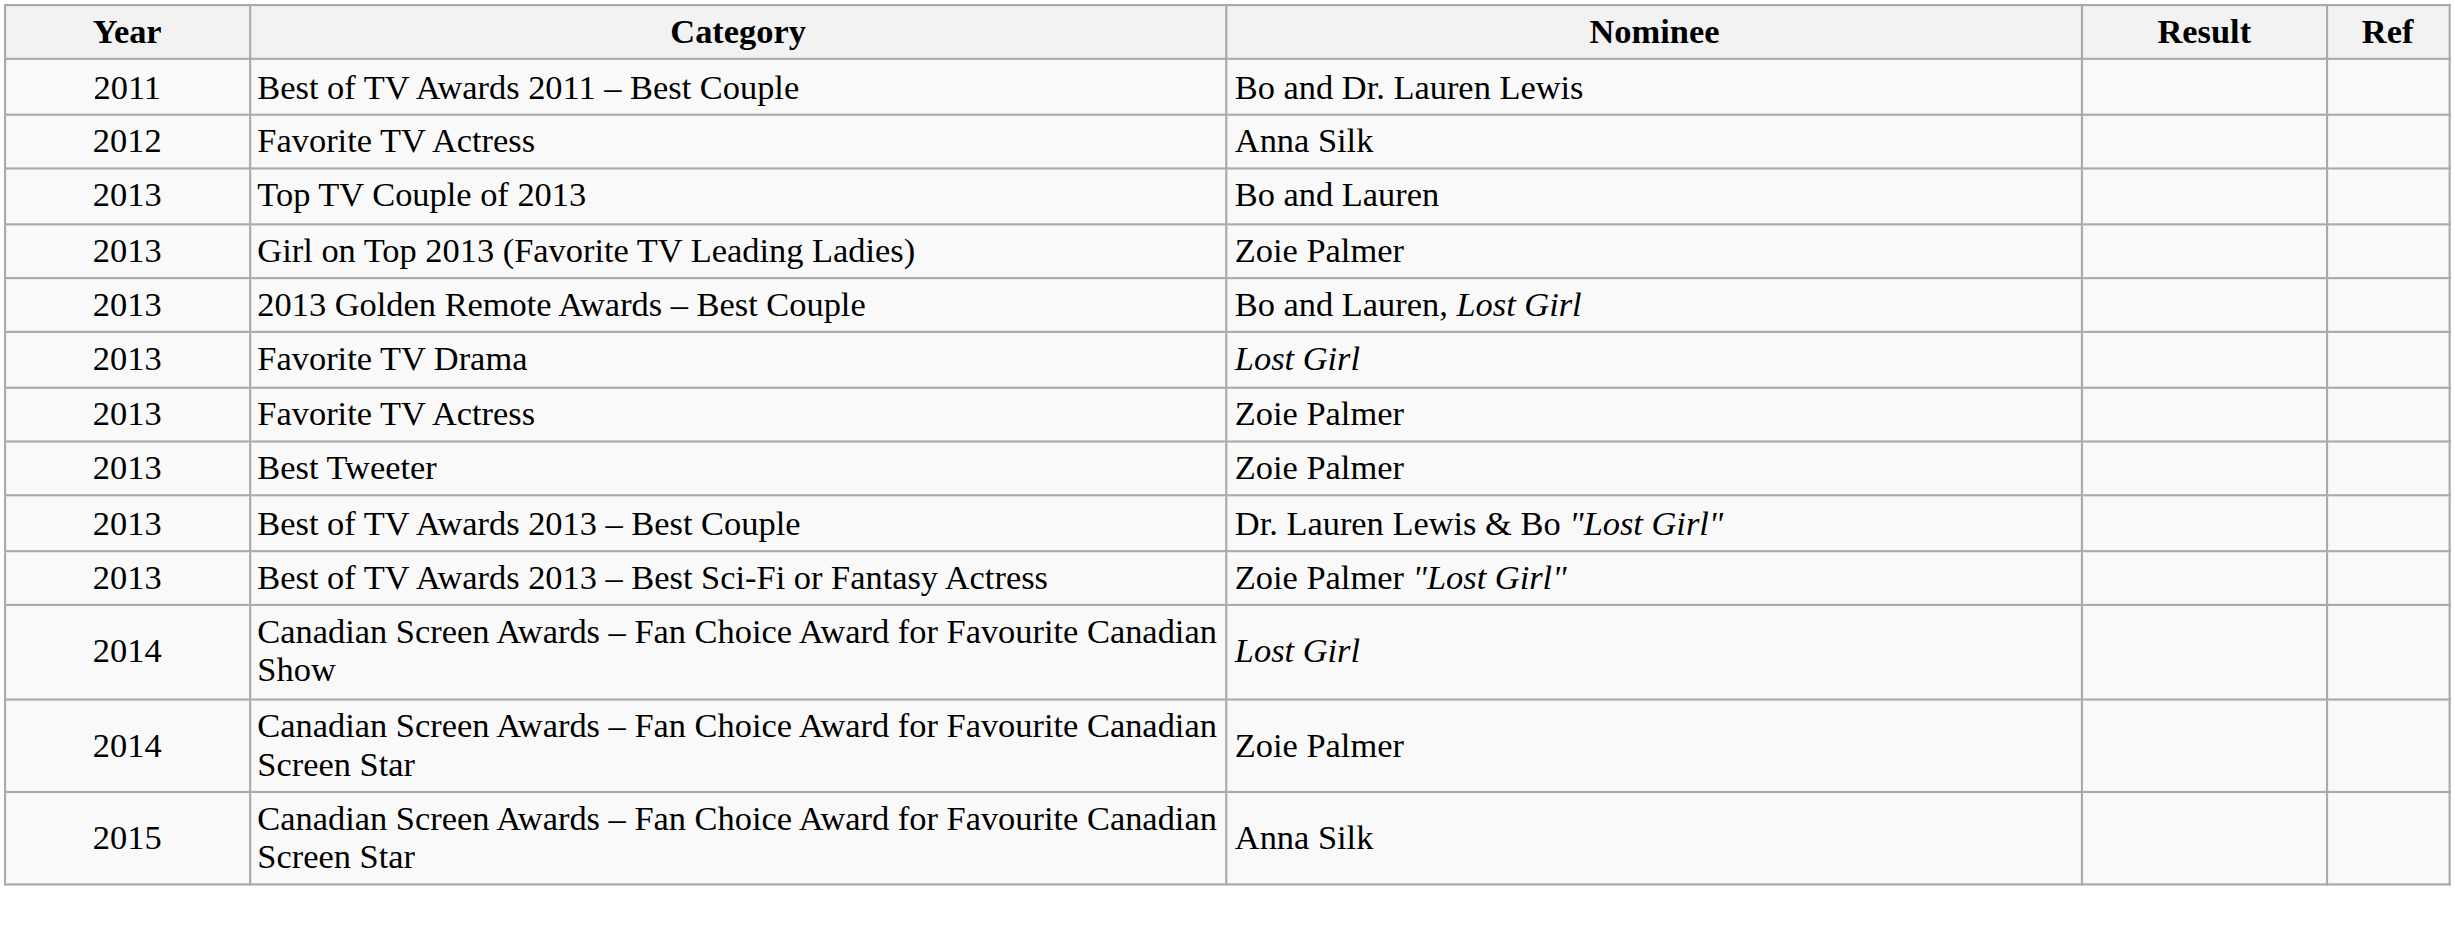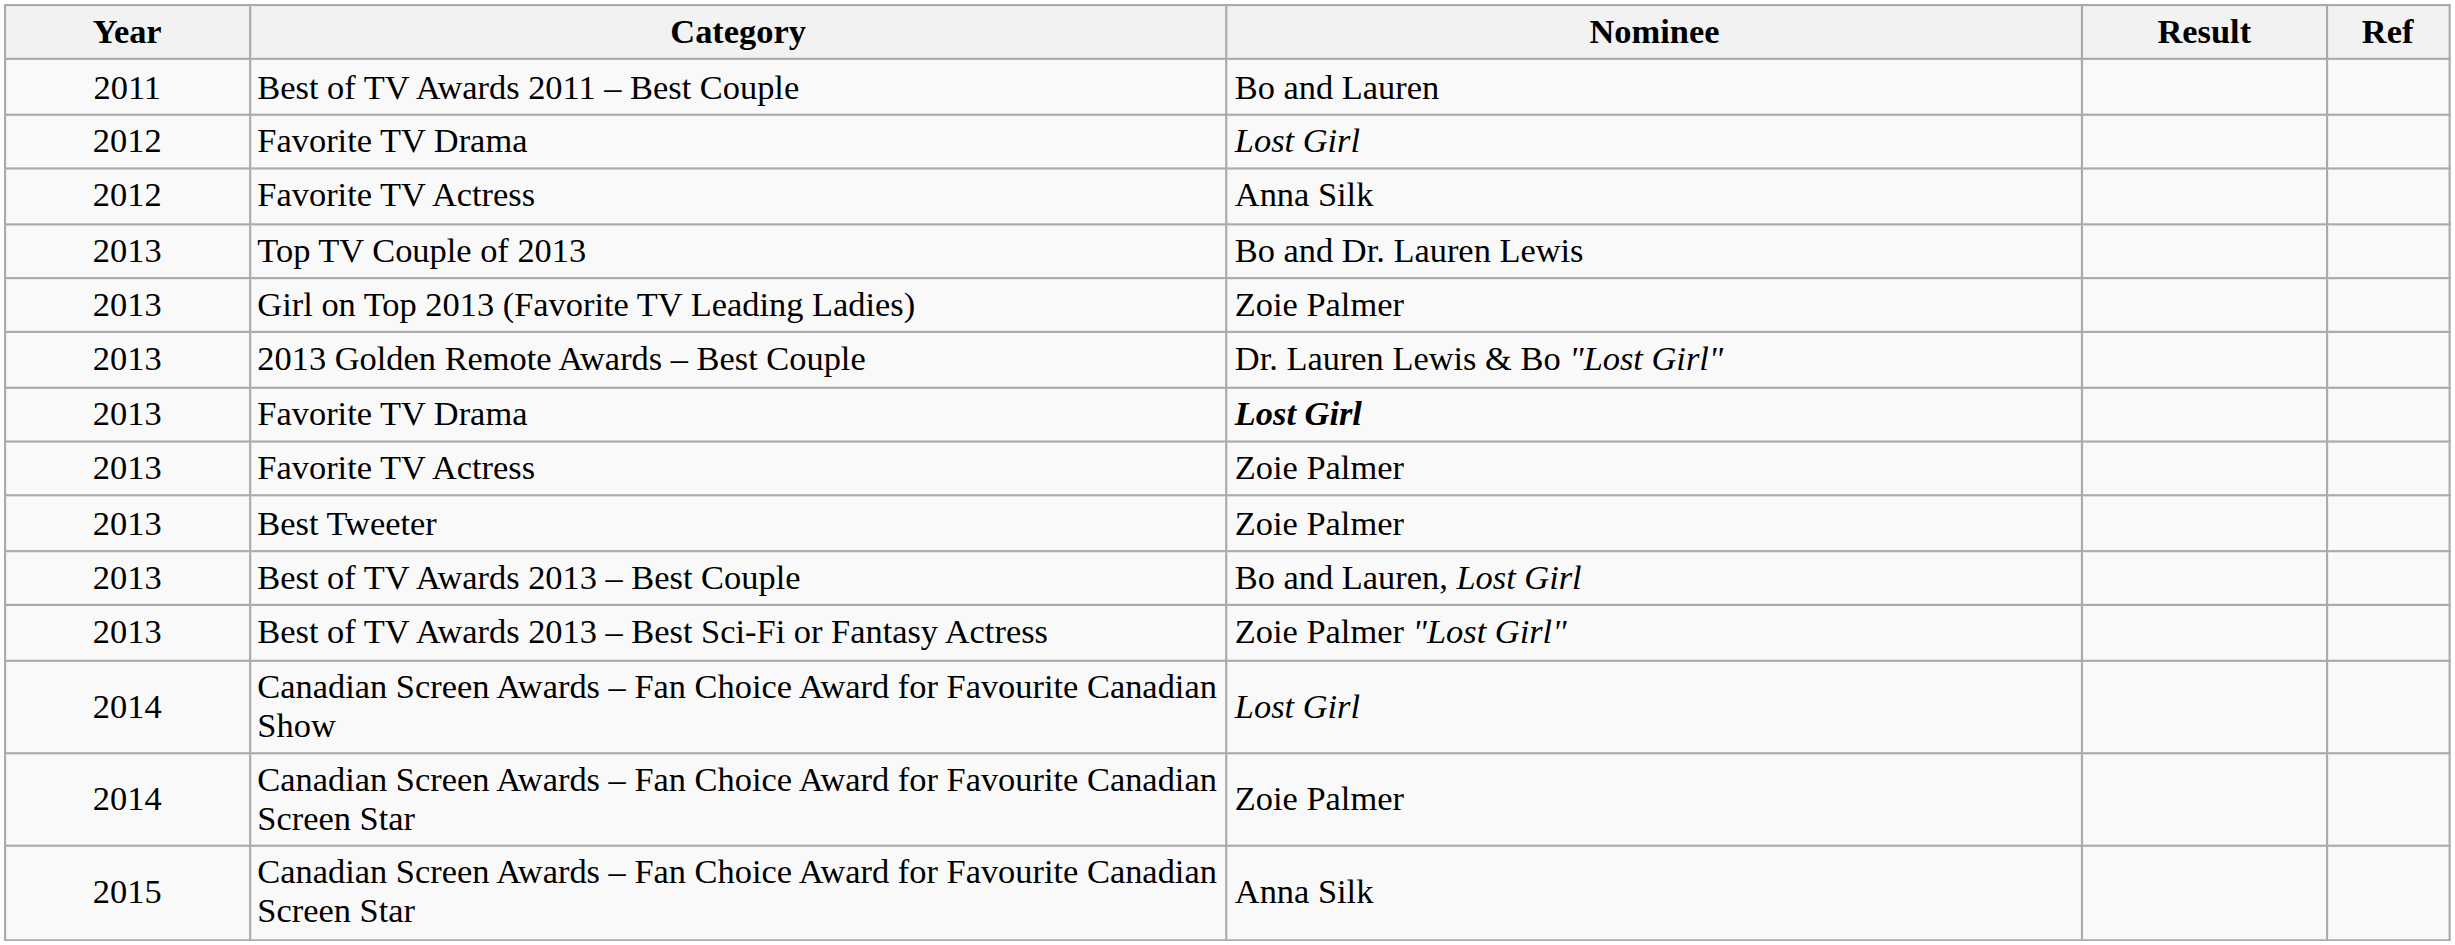(1409, 86) Bo and Dr. Lauren Lewis -> (1337, 86) Bo and Lauren
+ row: (127, 140)
(1337, 195) Bo and Lauren -> (1409, 250) Bo and Dr. Lauren Lewis
(1408, 304) Bo and Lauren, Lost Girl -> (1479, 359) Dr. Lauren Lewis & Bo "Lost Girl"
(1297, 359) normal -> (1298, 413) bold
(1479, 522) Dr. Lauren Lewis & Bo "Lost Girl" -> (1408, 577) Bo and Lauren, Lost Girl
